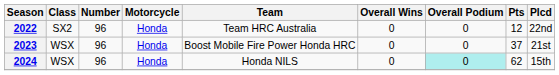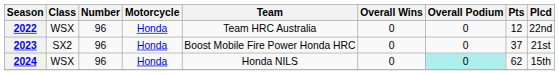(62, 28) SX2 -> (62, 28) WSX
(62, 45) WSX -> (62, 45) SX2
